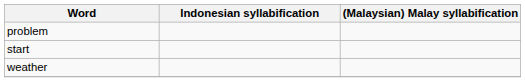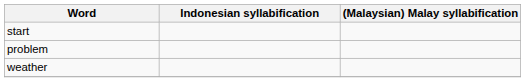rows swapped: (27, 31) <-> (18, 49)
